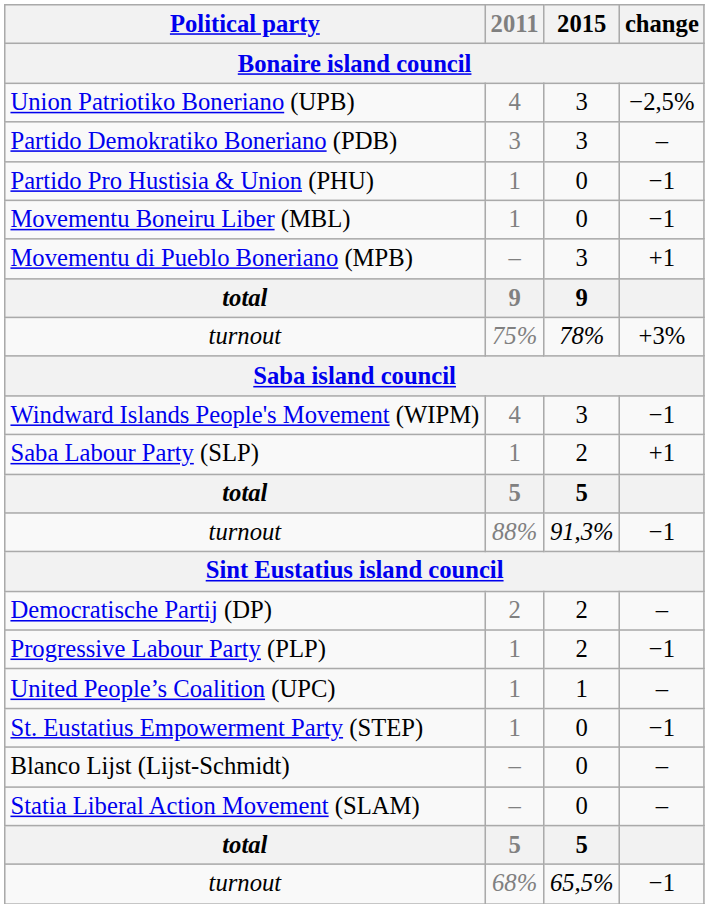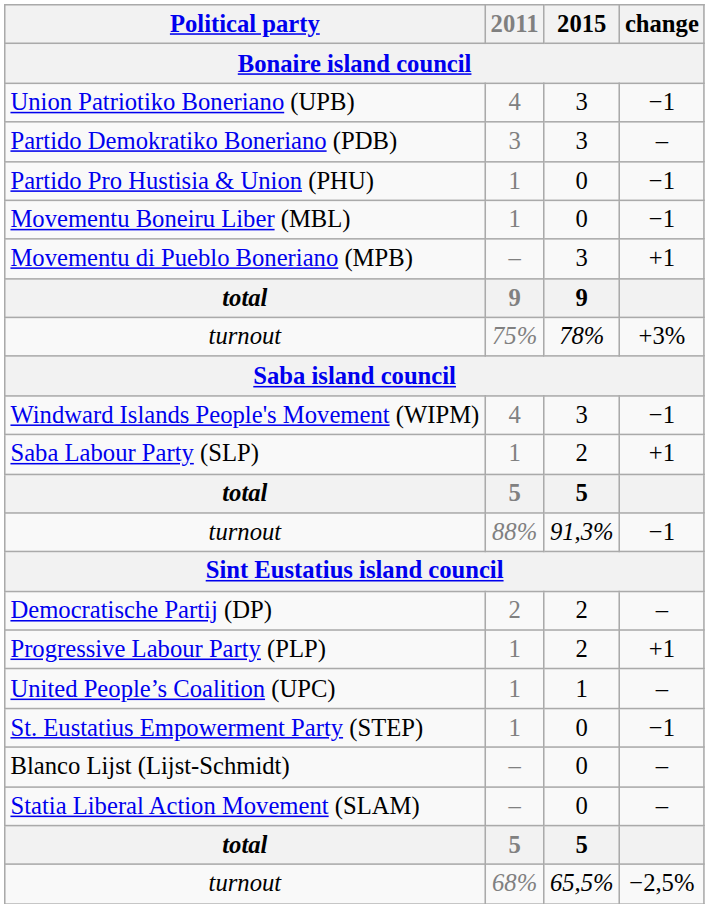(662, 102) −2,5% -> (662, 102) −1
(662, 649) −1 -> (662, 649) +1
(662, 883) −1 -> (662, 883) −2,5%
